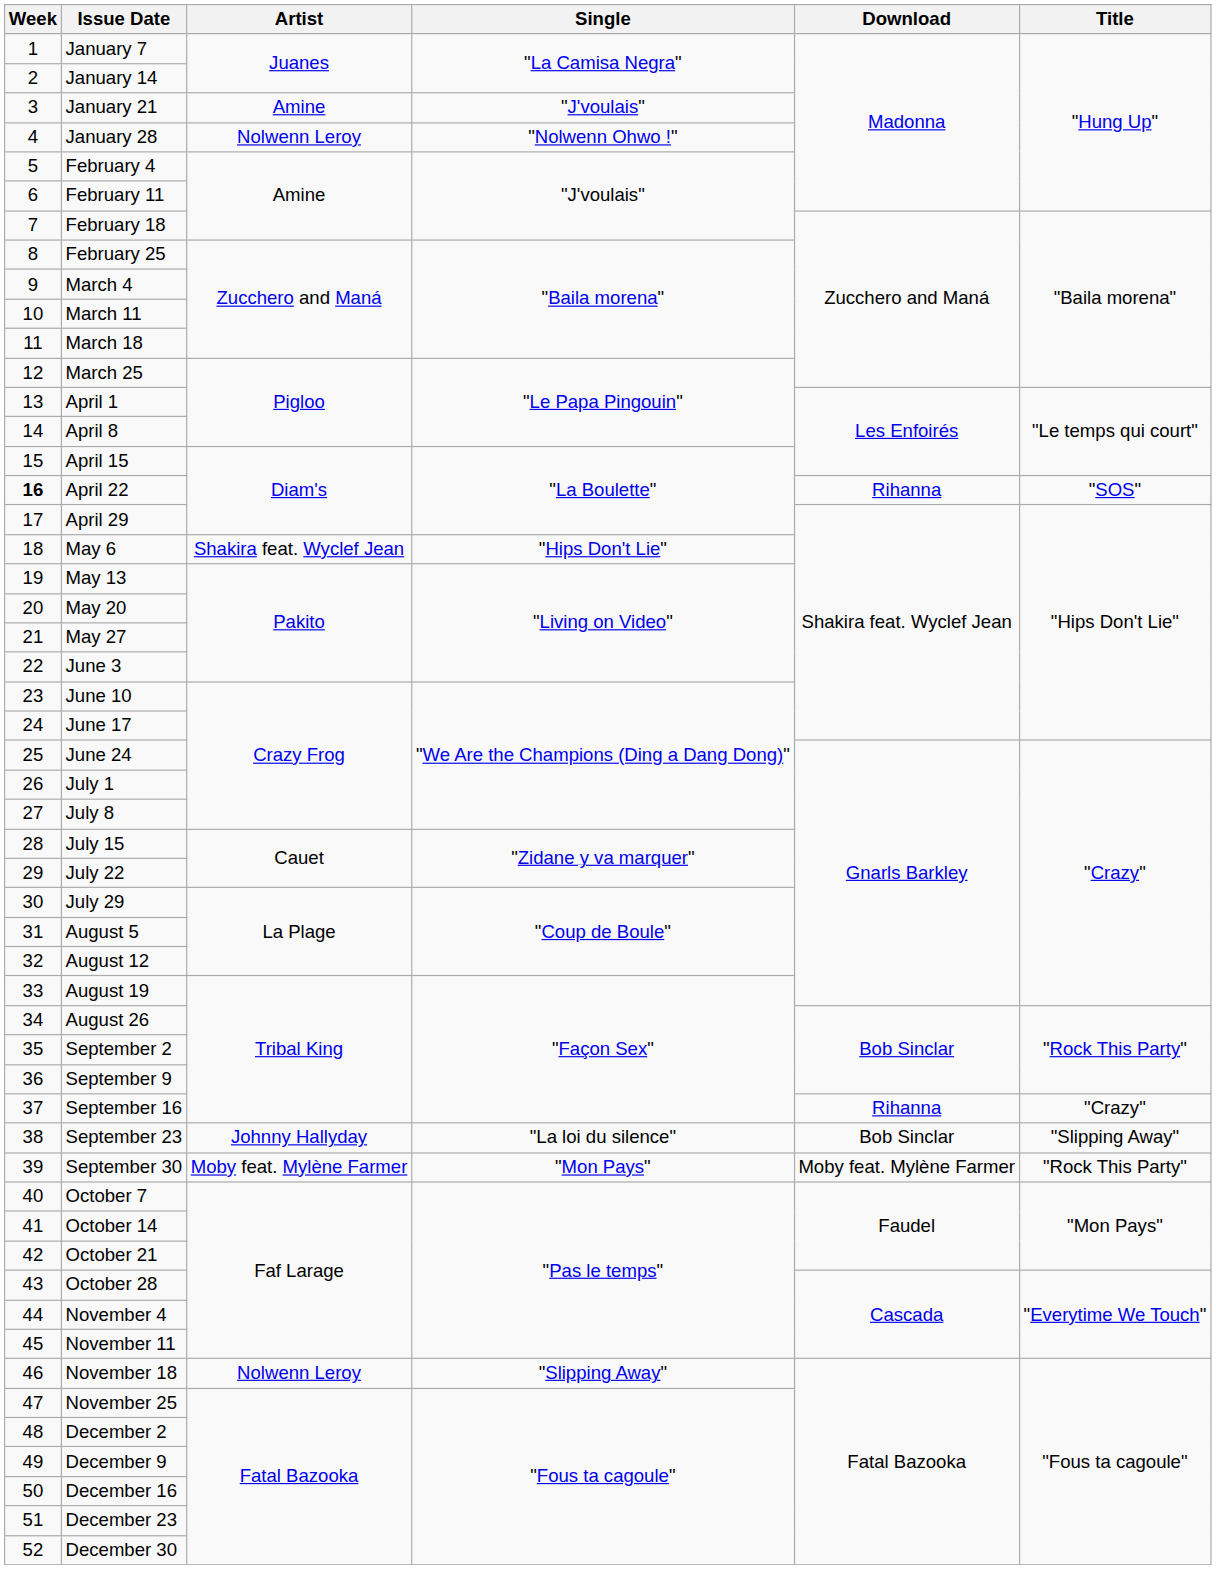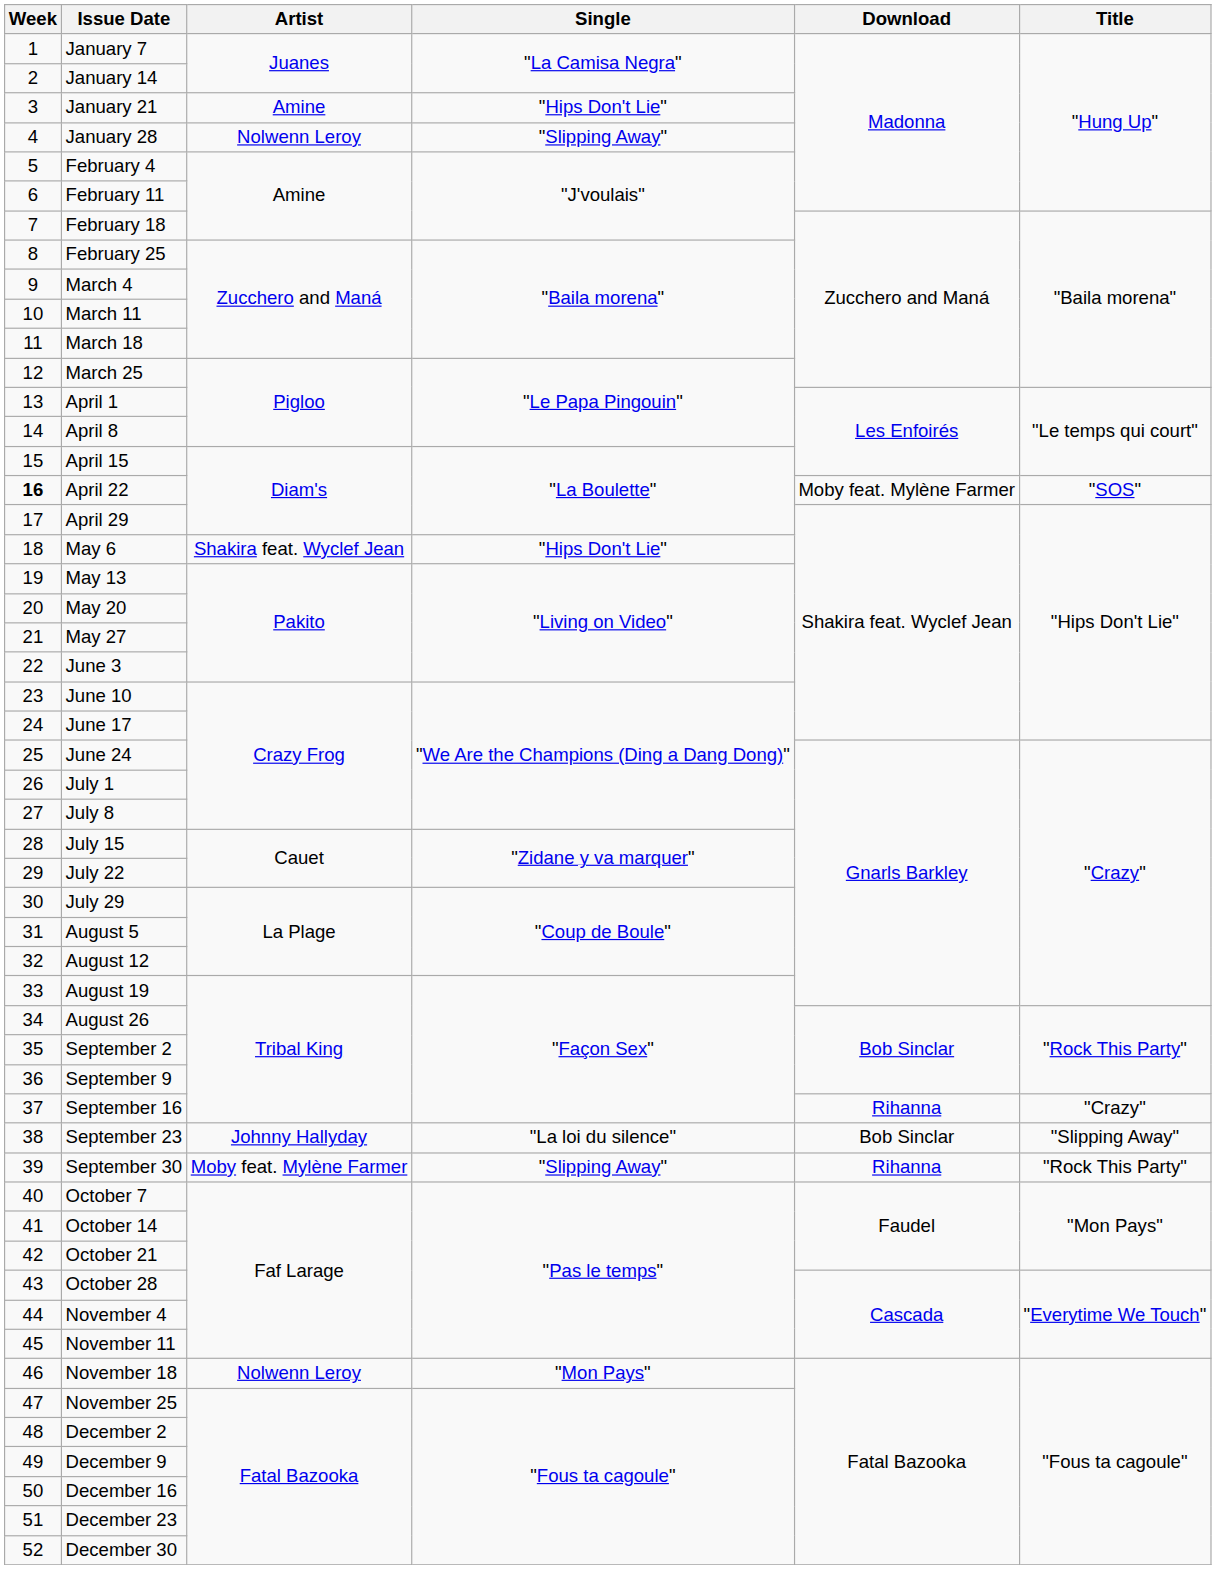(603, 107) "J'voulais" -> (603, 107) "Hips Don't Lie"
(603, 136) "Nolwenn Ohwo !" -> (603, 136) "Slipping Away"
(907, 490) Rihanna -> (907, 490) Moby feat. Mylène Farmer
(603, 1167) "Mon Pays" -> (603, 1167) "Slipping Away"
(907, 1167) Moby feat. Mylène Farmer -> (907, 1167) Rihanna
(603, 1373) "Slipping Away" -> (603, 1373) "Mon Pays"
